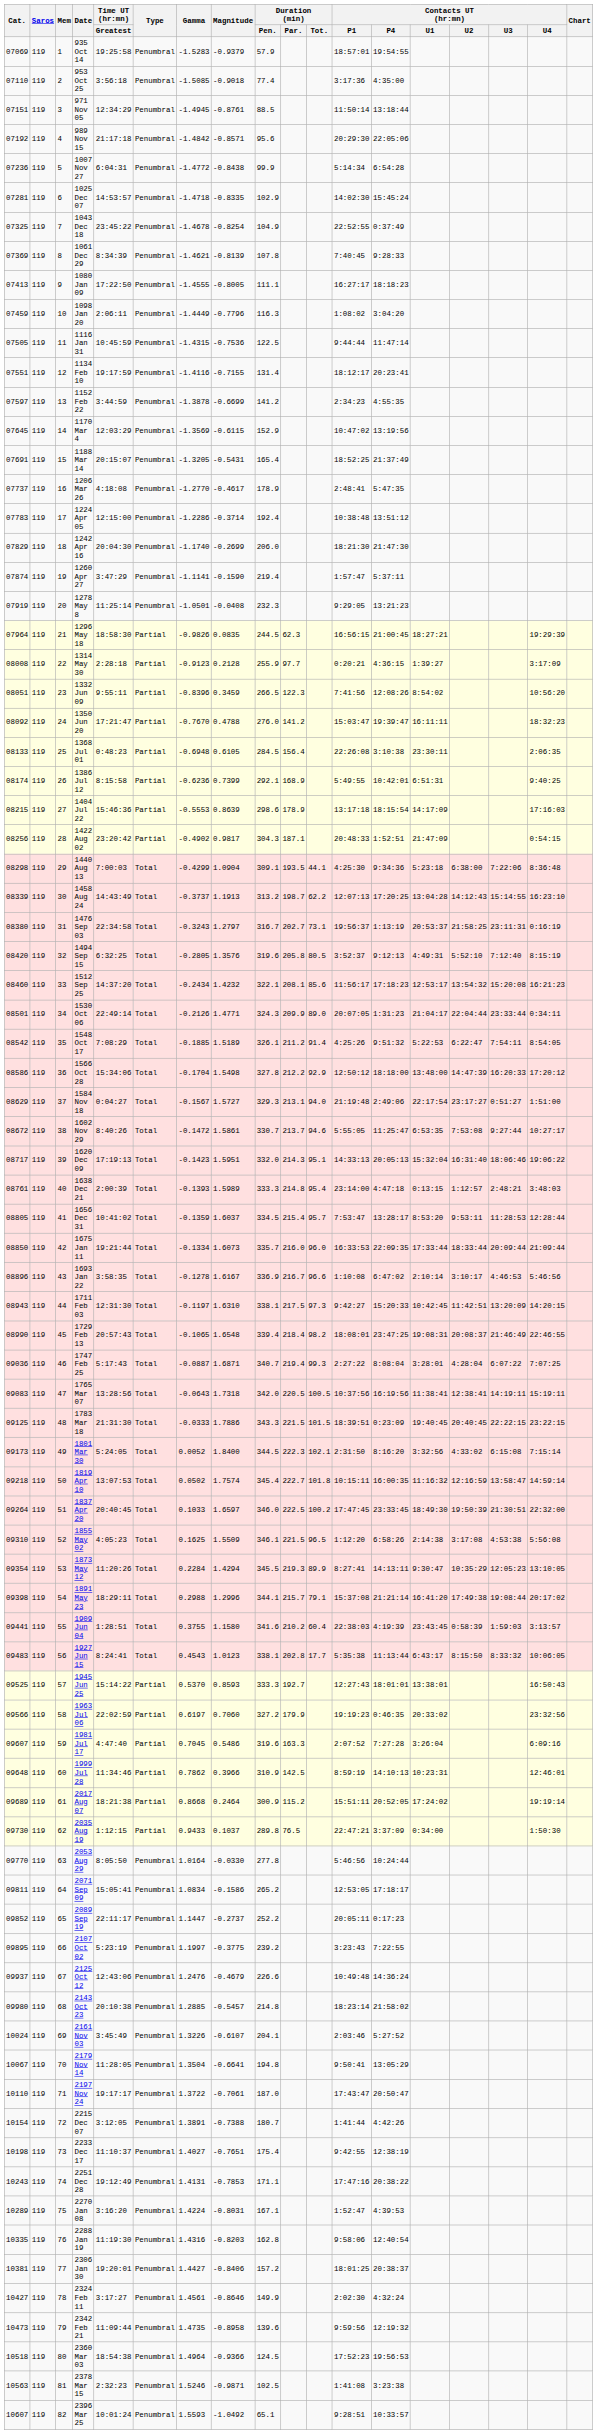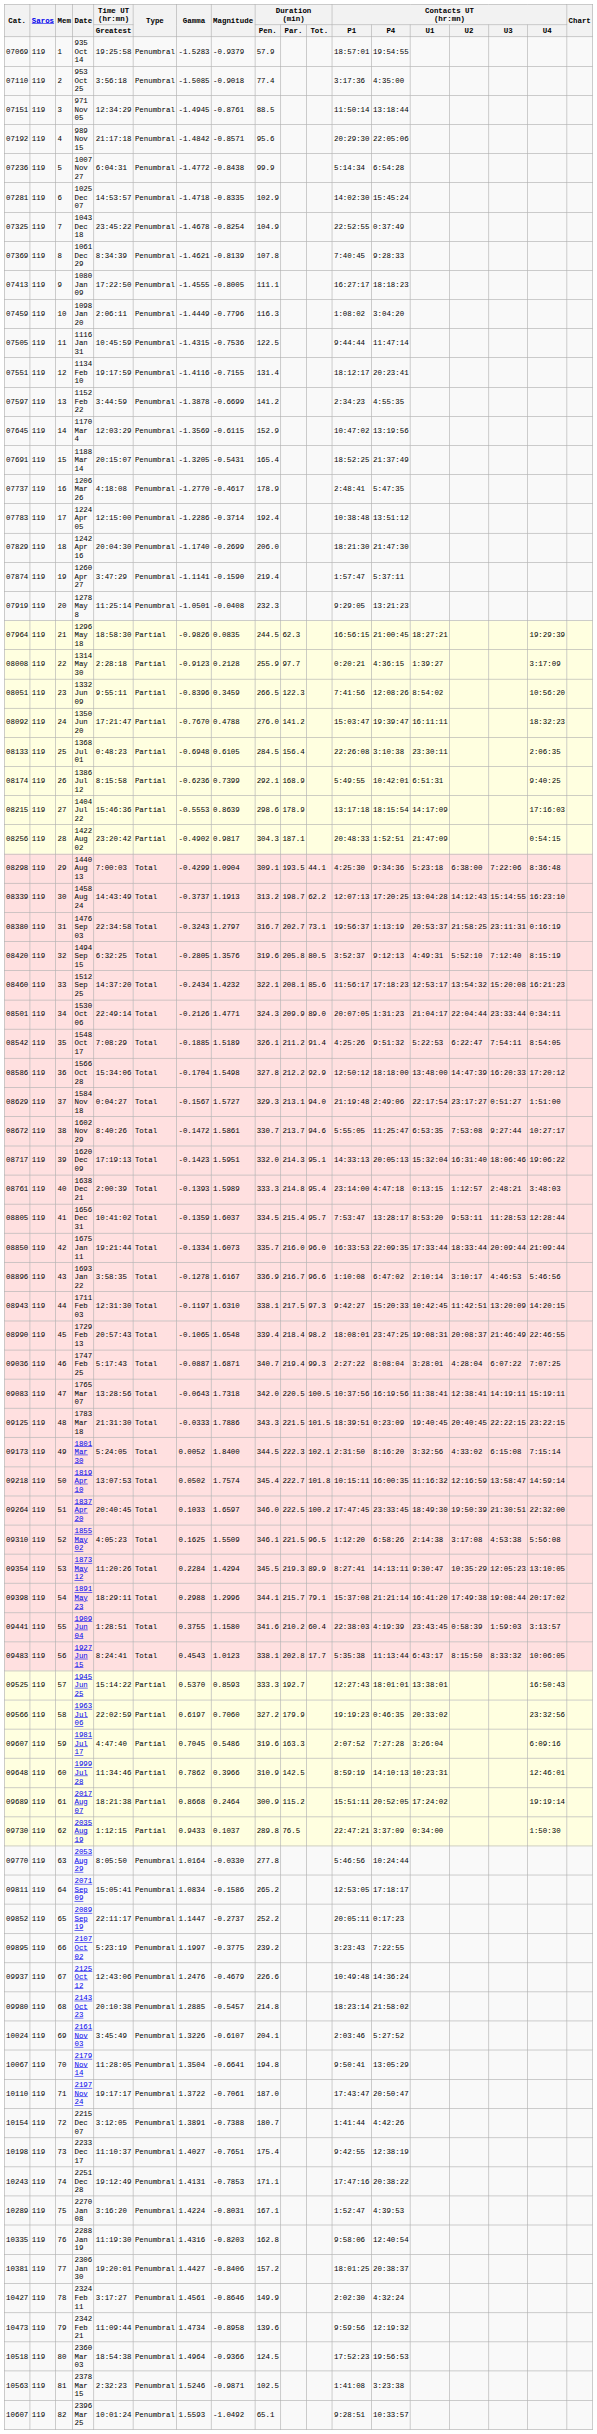(192, 2327) 1.4735 -> (192, 2327) 1.4734
